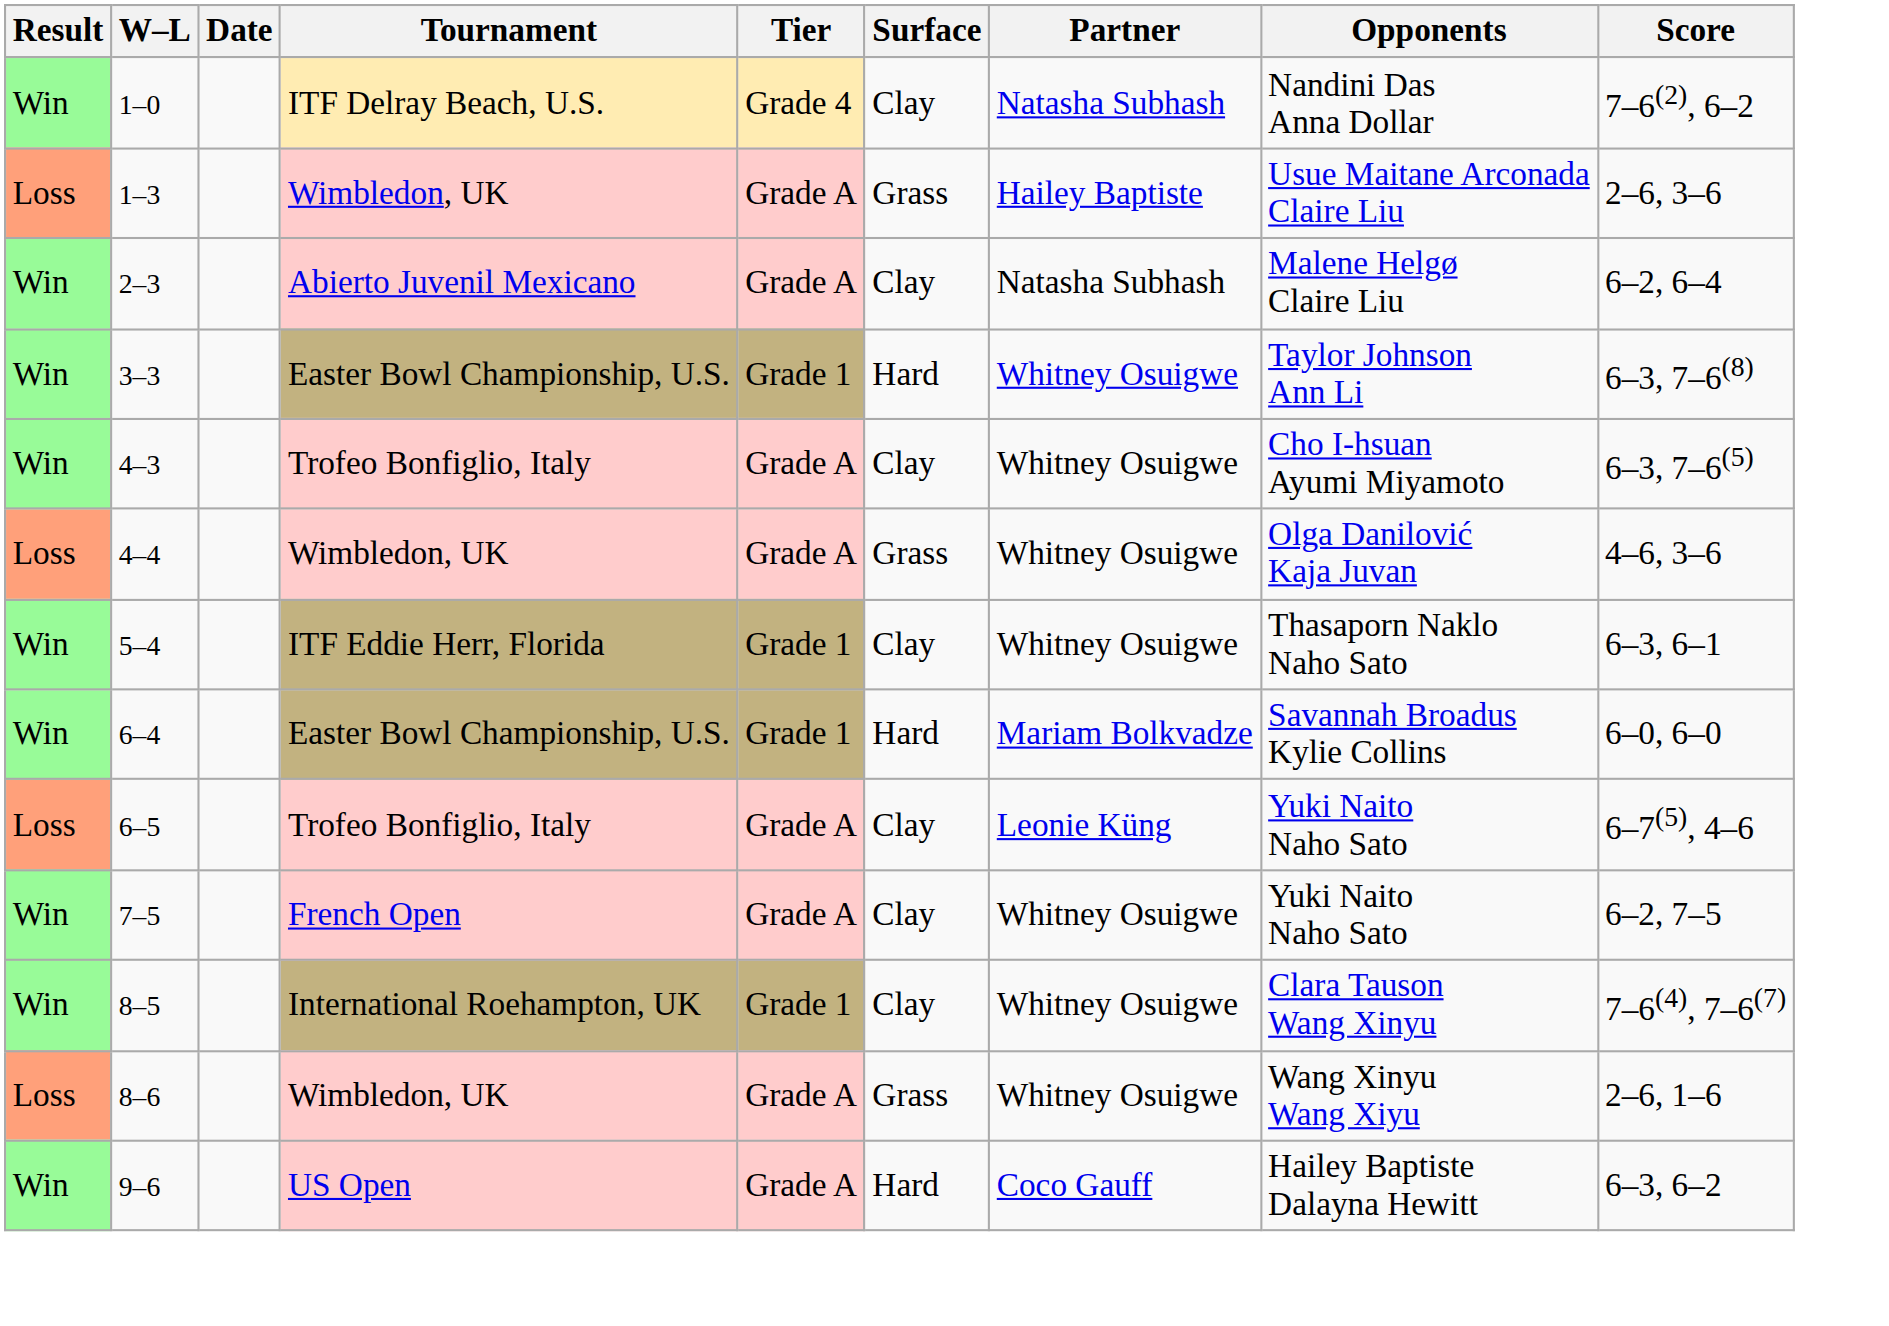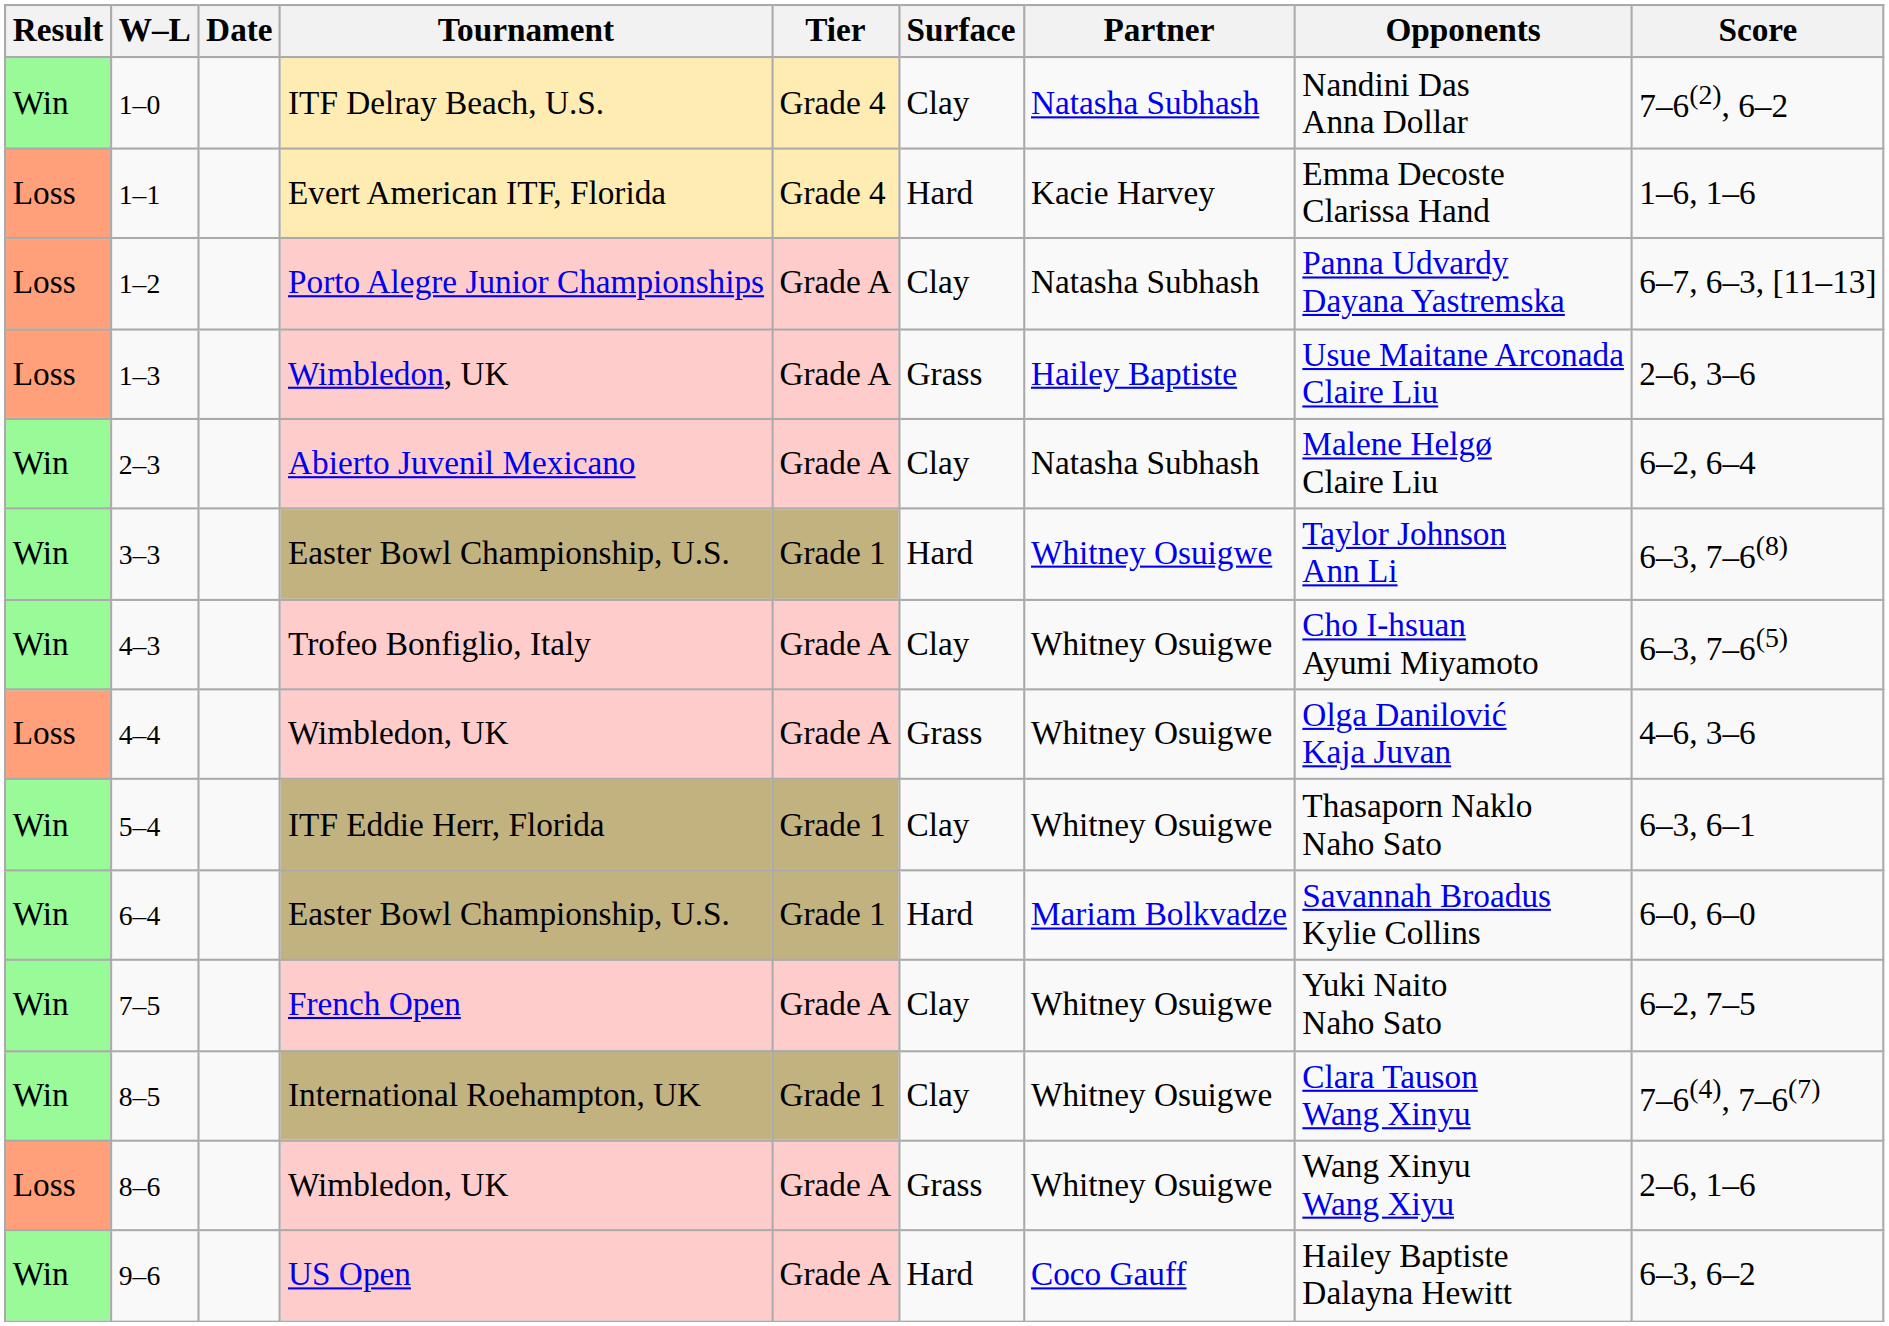+ row: (139, 194)
+ row: (139, 284)
- row: (139, 826)
